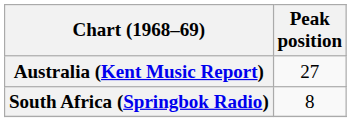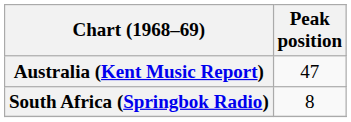(310, 71) 27 -> (310, 71) 47
